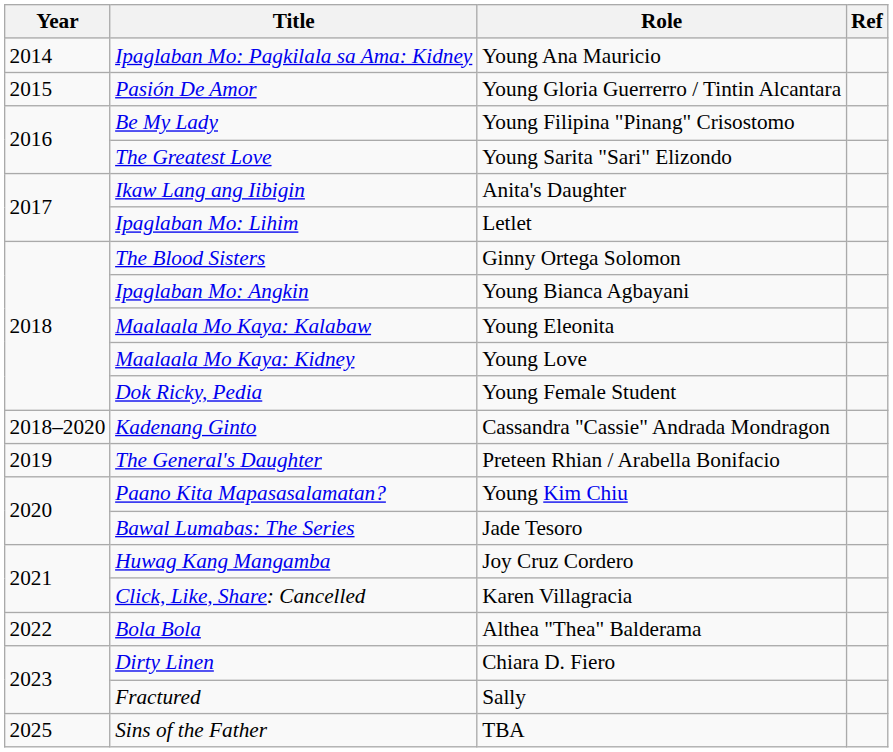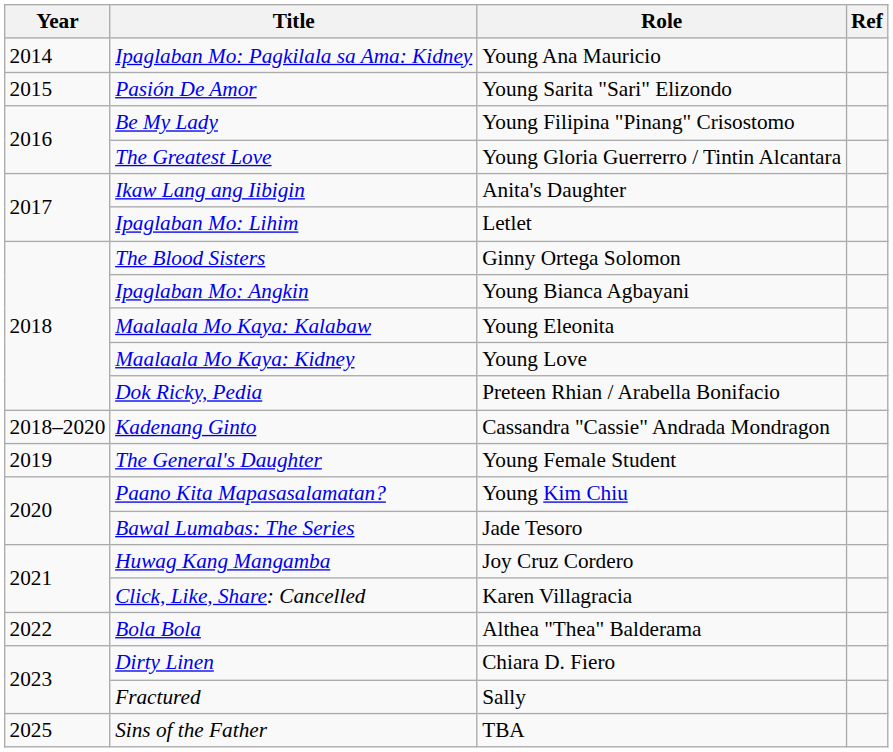(662, 88) Young Gloria Guerrerro / Tintin Alcantara -> (607, 88) Young Sarita "Sari" Elizondo
(607, 156) Young Sarita "Sari" Elizondo -> (662, 156) Young Gloria Guerrerro / Tintin Alcantara
(579, 392) Young Female Student -> (631, 392) Preteen Rhian / Arabella Bonifacio
(631, 460) Preteen Rhian / Arabella Bonifacio -> (579, 460) Young Female Student
